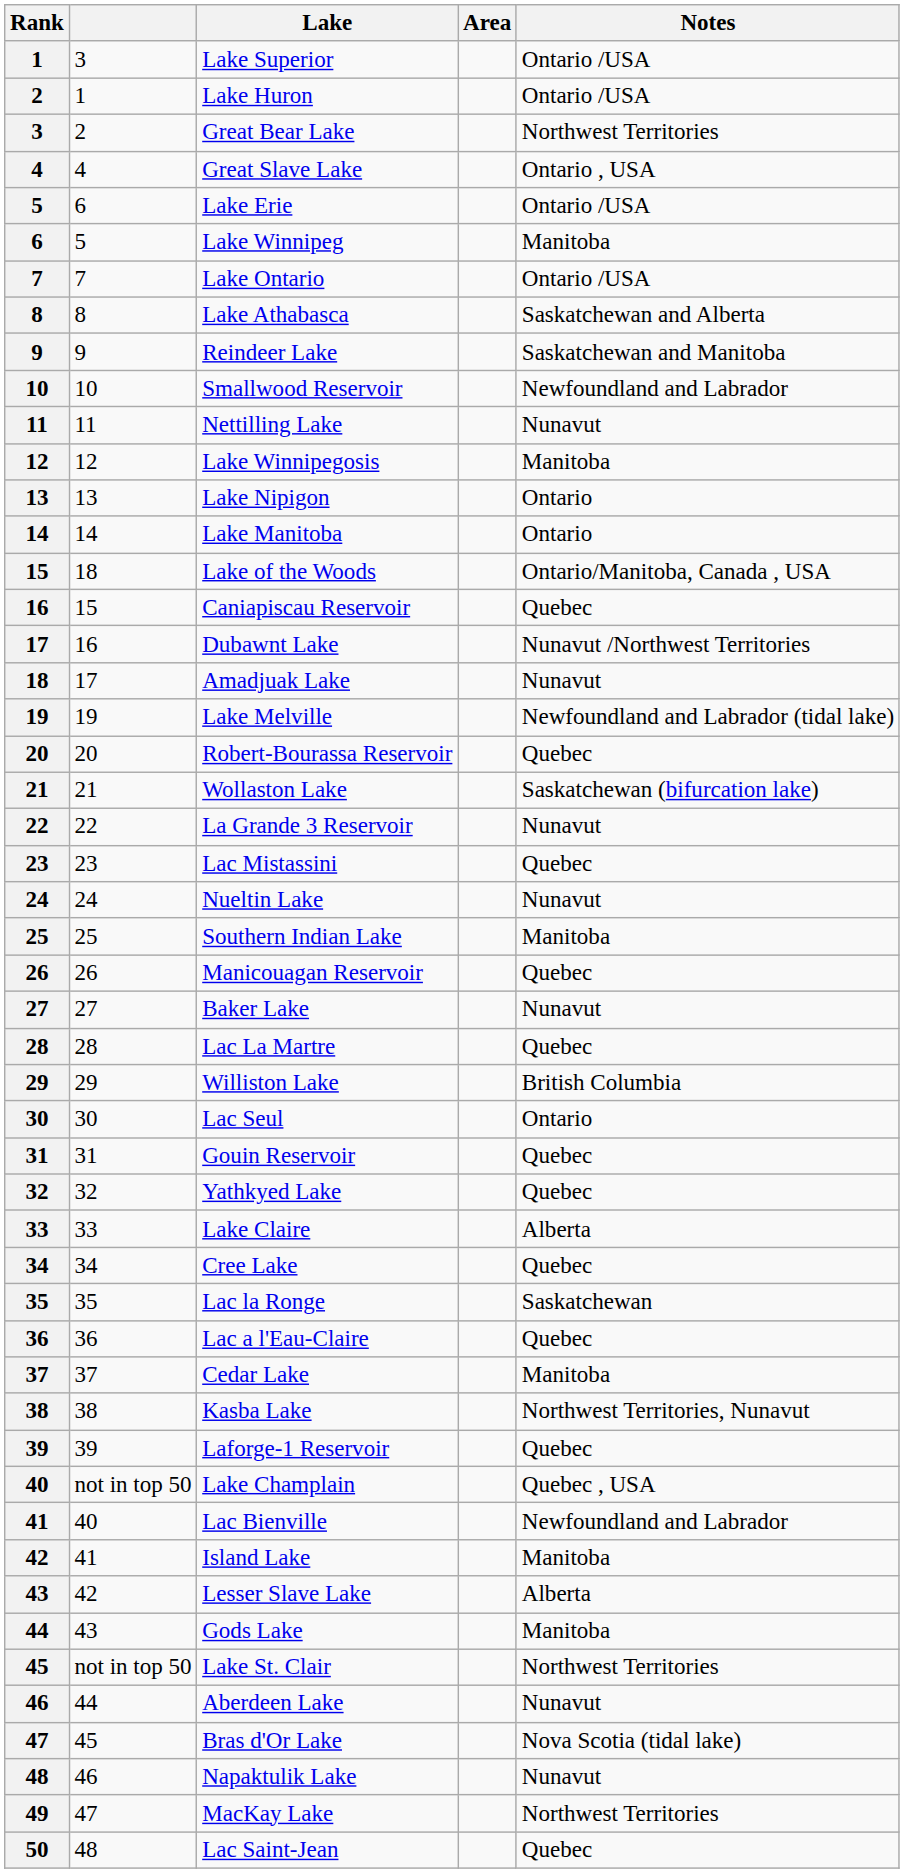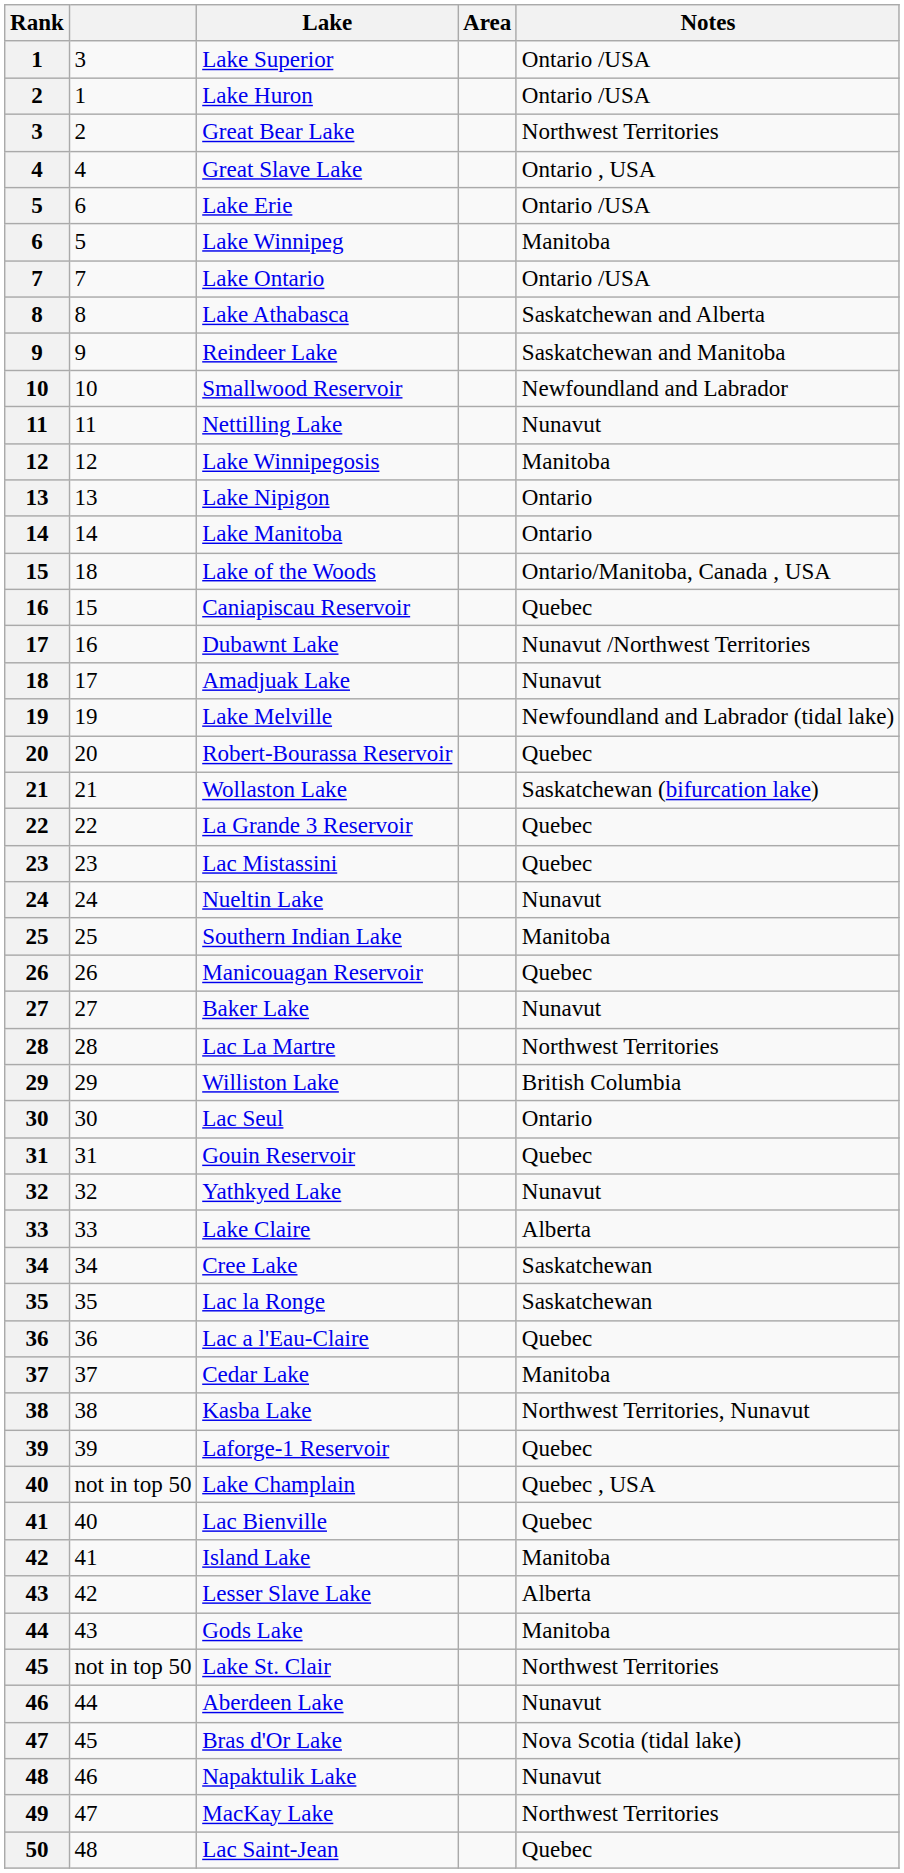(561, 826) Nunavut -> (557, 826) Quebec
(557, 1045) Quebec -> (620, 1045) Northwest Territories
(557, 1192) Quebec -> (561, 1192) Nunavut
(557, 1265) Quebec -> (587, 1265) Saskatchewan
(655, 1520) Newfoundland and Labrador -> (557, 1520) Quebec
